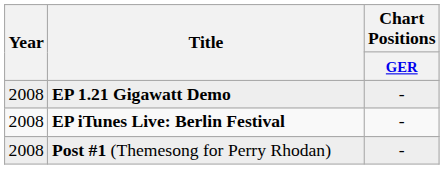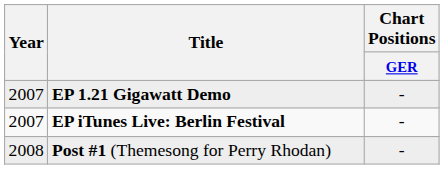(26, 94) 2008 -> (26, 94) 2007
(26, 121) 2008 -> (26, 121) 2007
